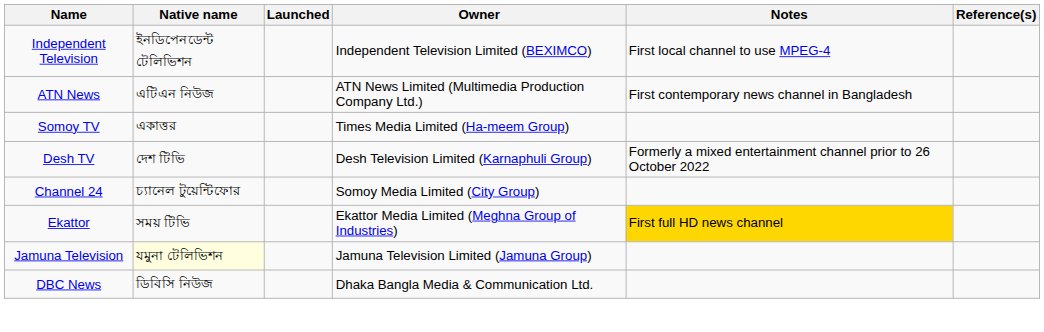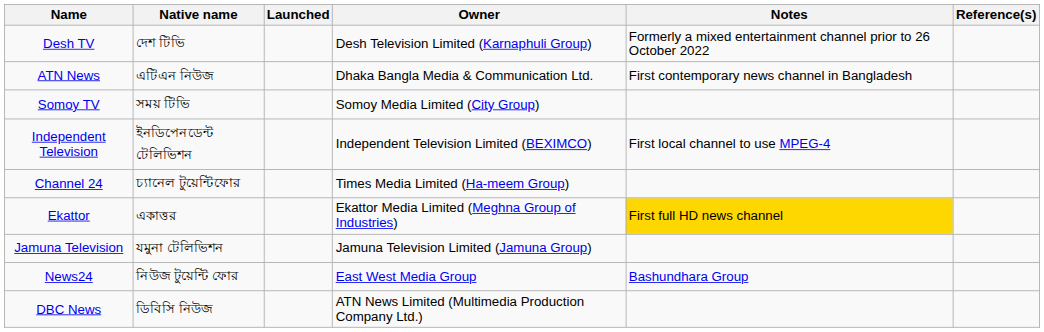rows swapped: (69, 159) <-> (69, 51)
(460, 94) ATN News Limited (Multimedia Production Company Ltd.) -> (465, 75) Dhaka Bangla Media & Communication Ltd.
(156, 126) একাত্তর -> (163, 103) সময় টিভি
(452, 126) Times Media Limited (Ha-meem Group) -> (438, 104) Somoy Media Limited (City Group)
(438, 191) Somoy Media Limited (City Group) -> (452, 183) Times Media Limited (Ha-meem Group)
(163, 223) সময় টিভি -> (156, 215) একাত্তর
(180, 255) lightyellow background -> (180, 247) no background
+ row: (69, 276)
(465, 284) Dhaka Bangla Media & Communication Ltd. -> (460, 309) ATN News Limited (Multimedia Production Company Ltd.)
